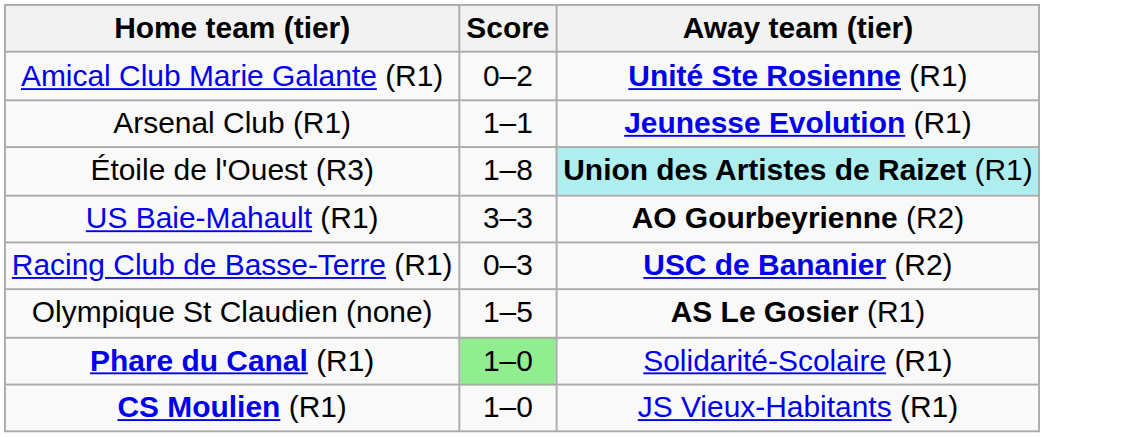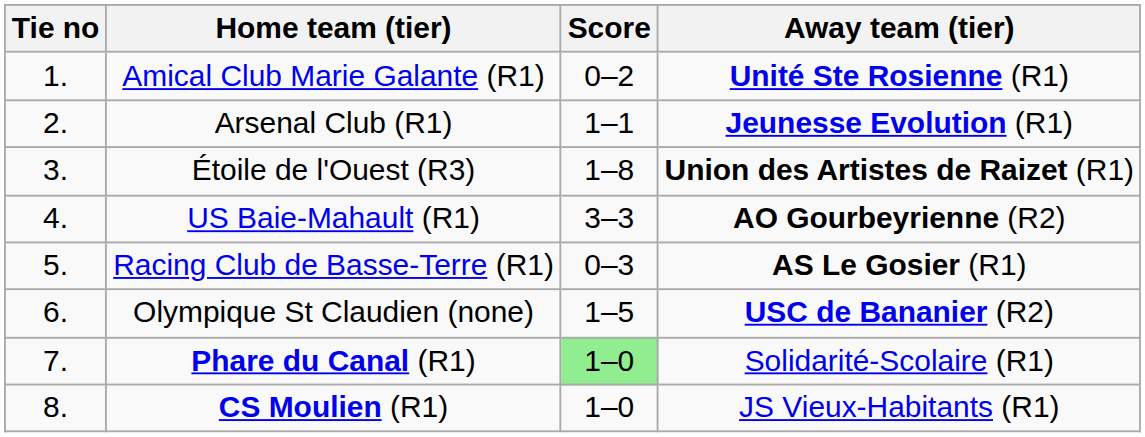+ column: (56, 28)
(798, 170) paleturquoise background -> (899, 170) no background
(798, 265) USC de Bananier (R2) -> (899, 265) AS Le Gosier (R1)
(798, 312) AS Le Gosier (R1) -> (899, 312) USC de Bananier (R2)
